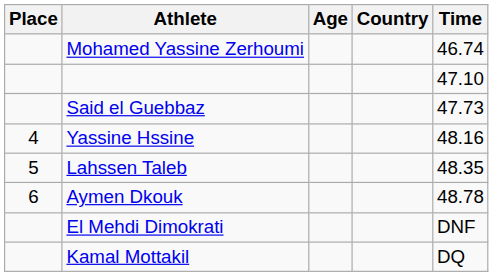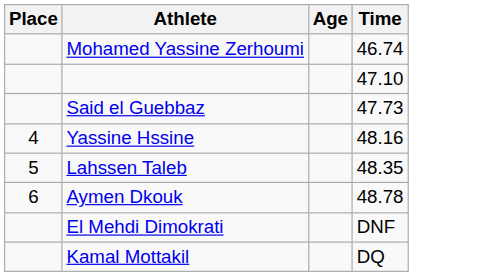- column: (393, 19)
